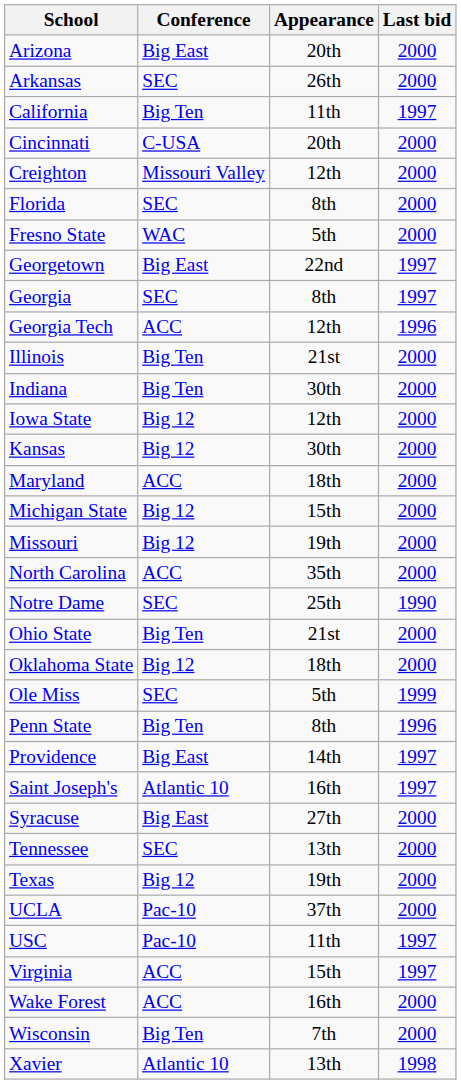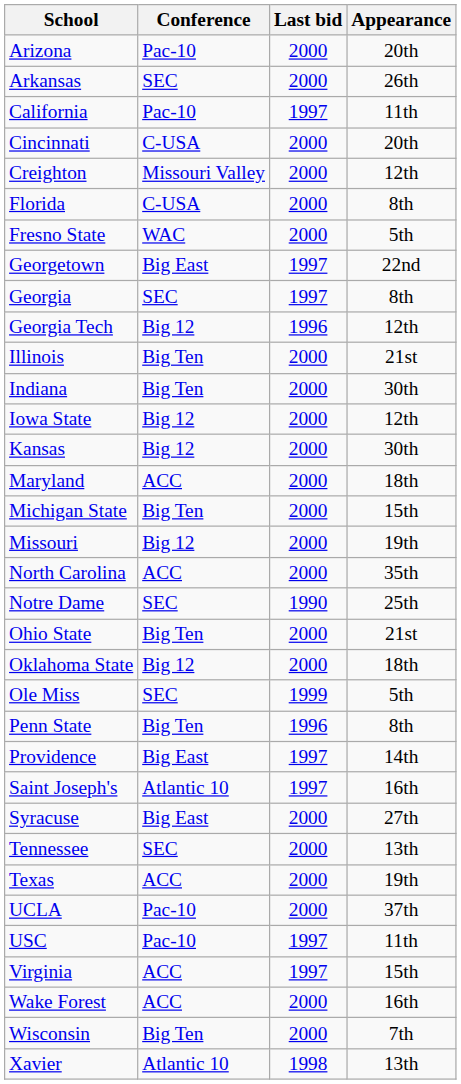columns swapped: (324, 19) <-> (417, 19)
(175, 50) Big East -> (169, 50) Pac-10
(173, 111) Big Ten -> (169, 111) Pac-10
(160, 204) SEC -> (171, 204) C-USA
(162, 326) ACC -> (168, 326) Big 12
(168, 511) Big 12 -> (173, 511) Big Ten
(168, 879) Big 12 -> (162, 879) ACC
